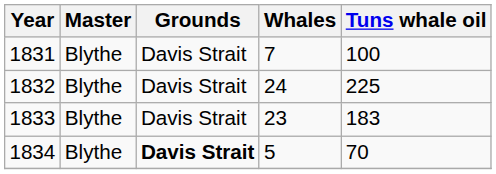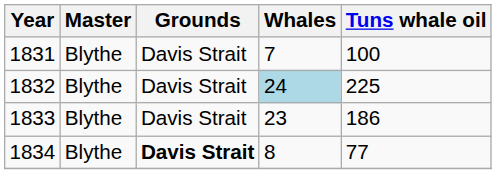(275, 86) no background -> (275, 86) lightblue background
(363, 119) 183 -> (363, 119) 186
(270, 151) 5 -> (270, 151) 8
(357, 151) 70 -> (357, 151) 77
